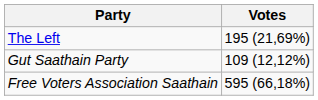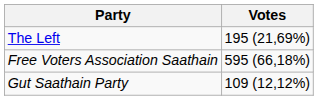rows swapped: (113, 83) <-> (68, 60)
